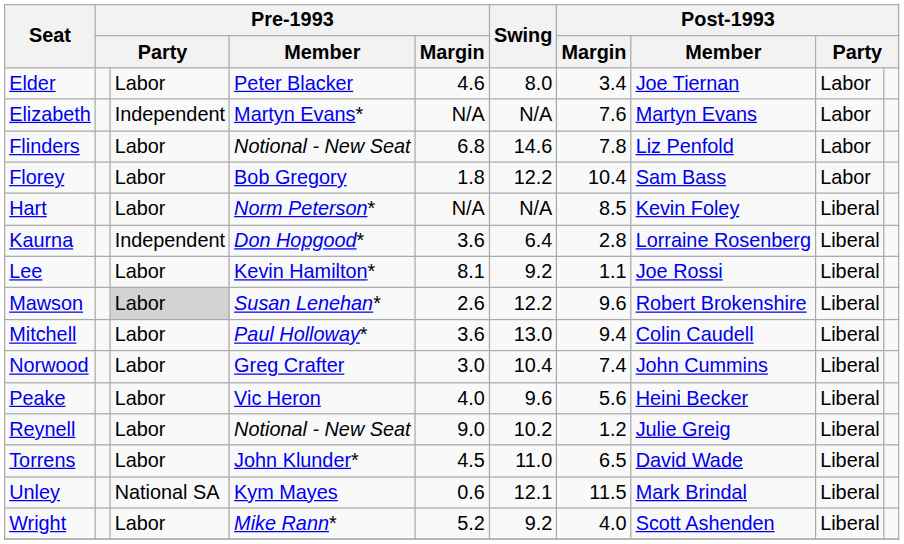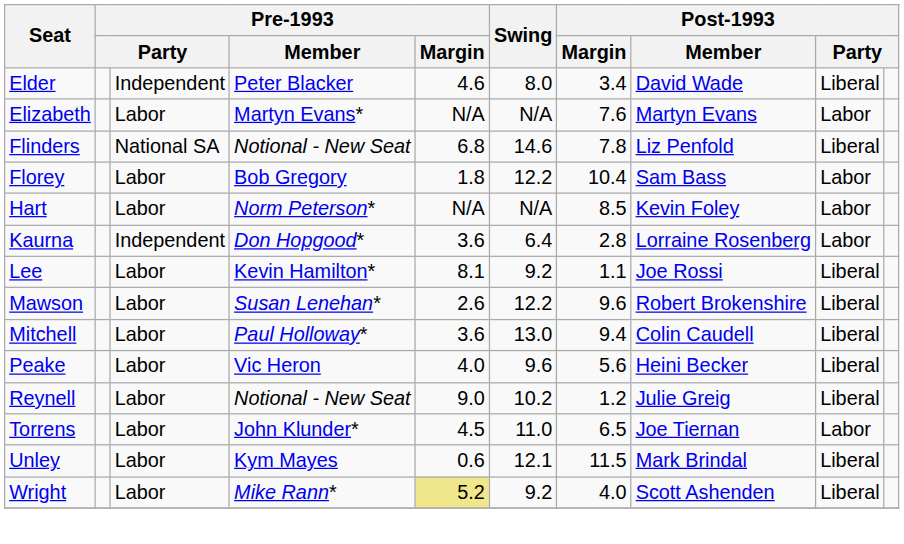(140, 83) Labor -> (170, 83) Independent
(687, 83) Joe Tiernan -> (689, 83) David Wade
(846, 83) Labor -> (850, 83) Liberal
(170, 114) Independent -> (140, 114) Labor
(140, 146) Labor -> (167, 146) National SA
(846, 146) Labor -> (850, 146) Liberal
(850, 209) Liberal -> (846, 209) Labor
(850, 240) Liberal -> (846, 240) Labor
(140, 303) lightgrey background -> (140, 303) no background
- row: (49, 366)
(689, 460) David Wade -> (687, 429) Joe Tiernan
(850, 460) Liberal -> (846, 429) Labor
(167, 492) National SA -> (140, 460) Labor
(471, 523) no background -> (471, 492) khaki background
